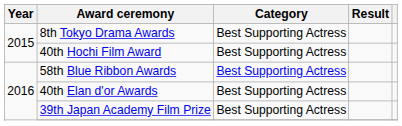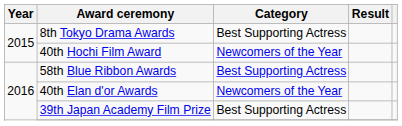(281, 52) Best Supporting Actress -> (279, 52) Newcomers of the Year
(281, 91) Best Supporting Actress -> (279, 91) Newcomers of the Year
